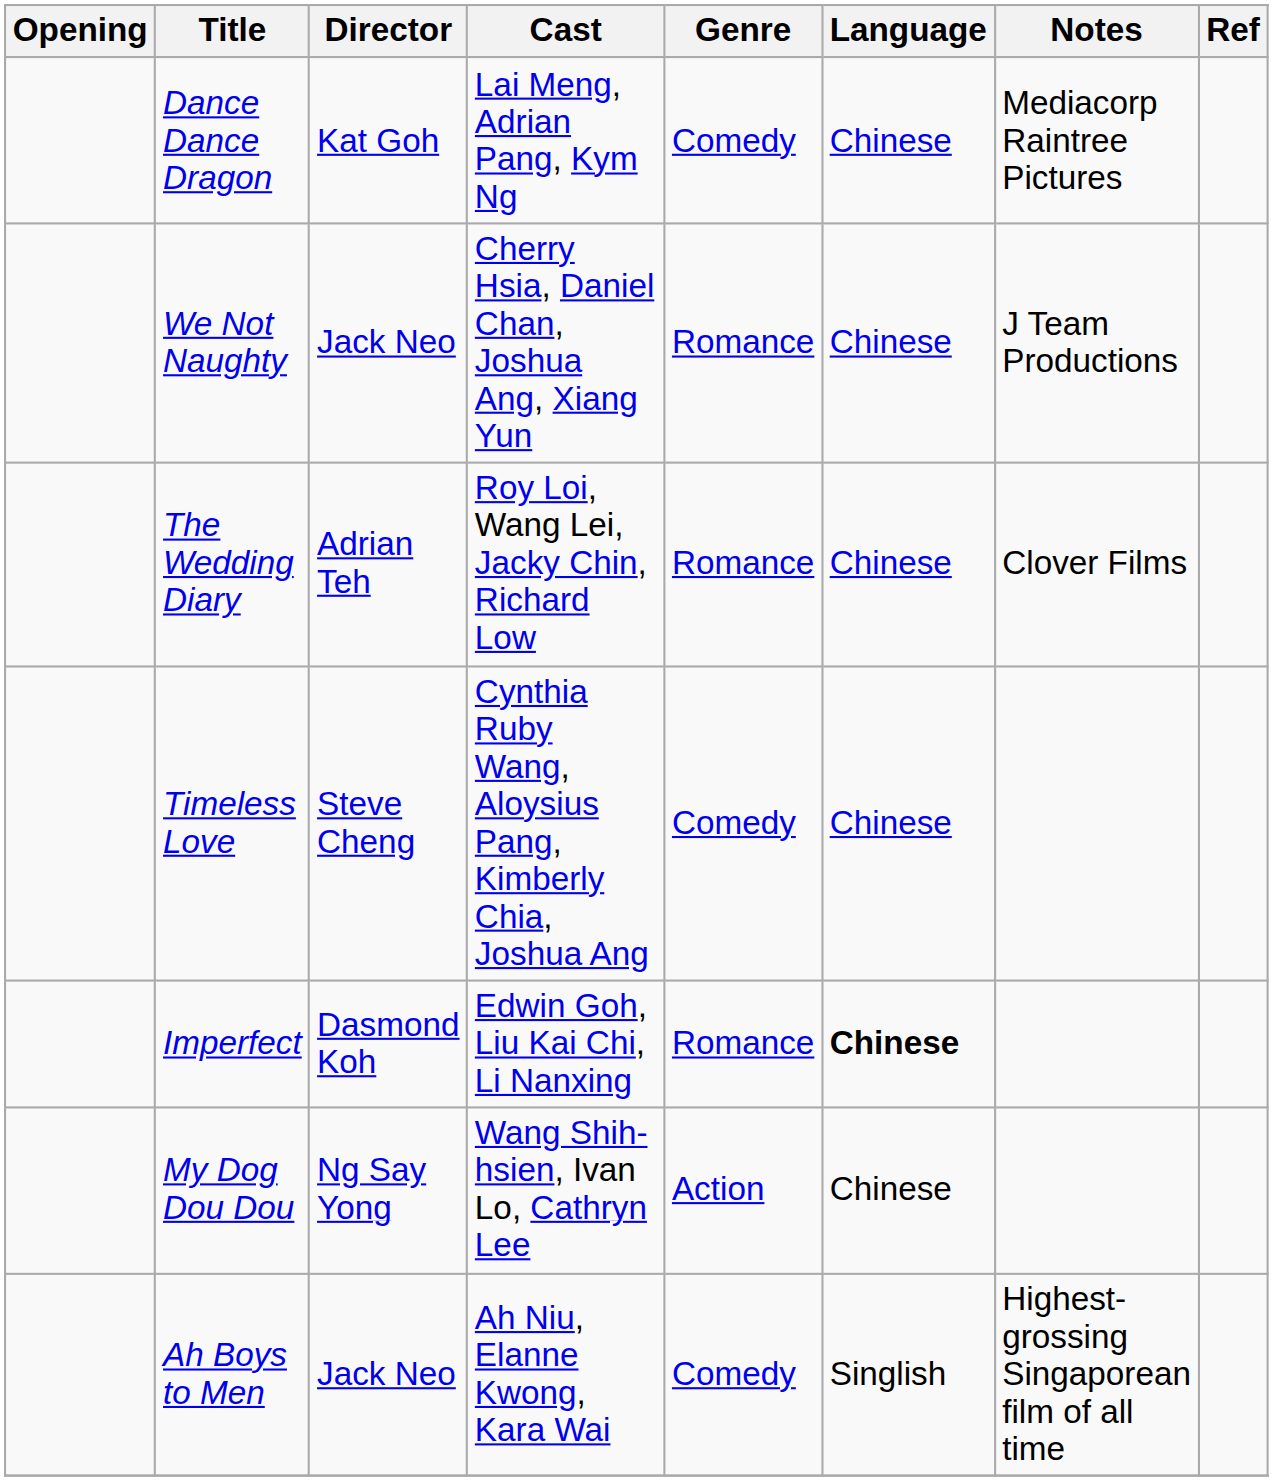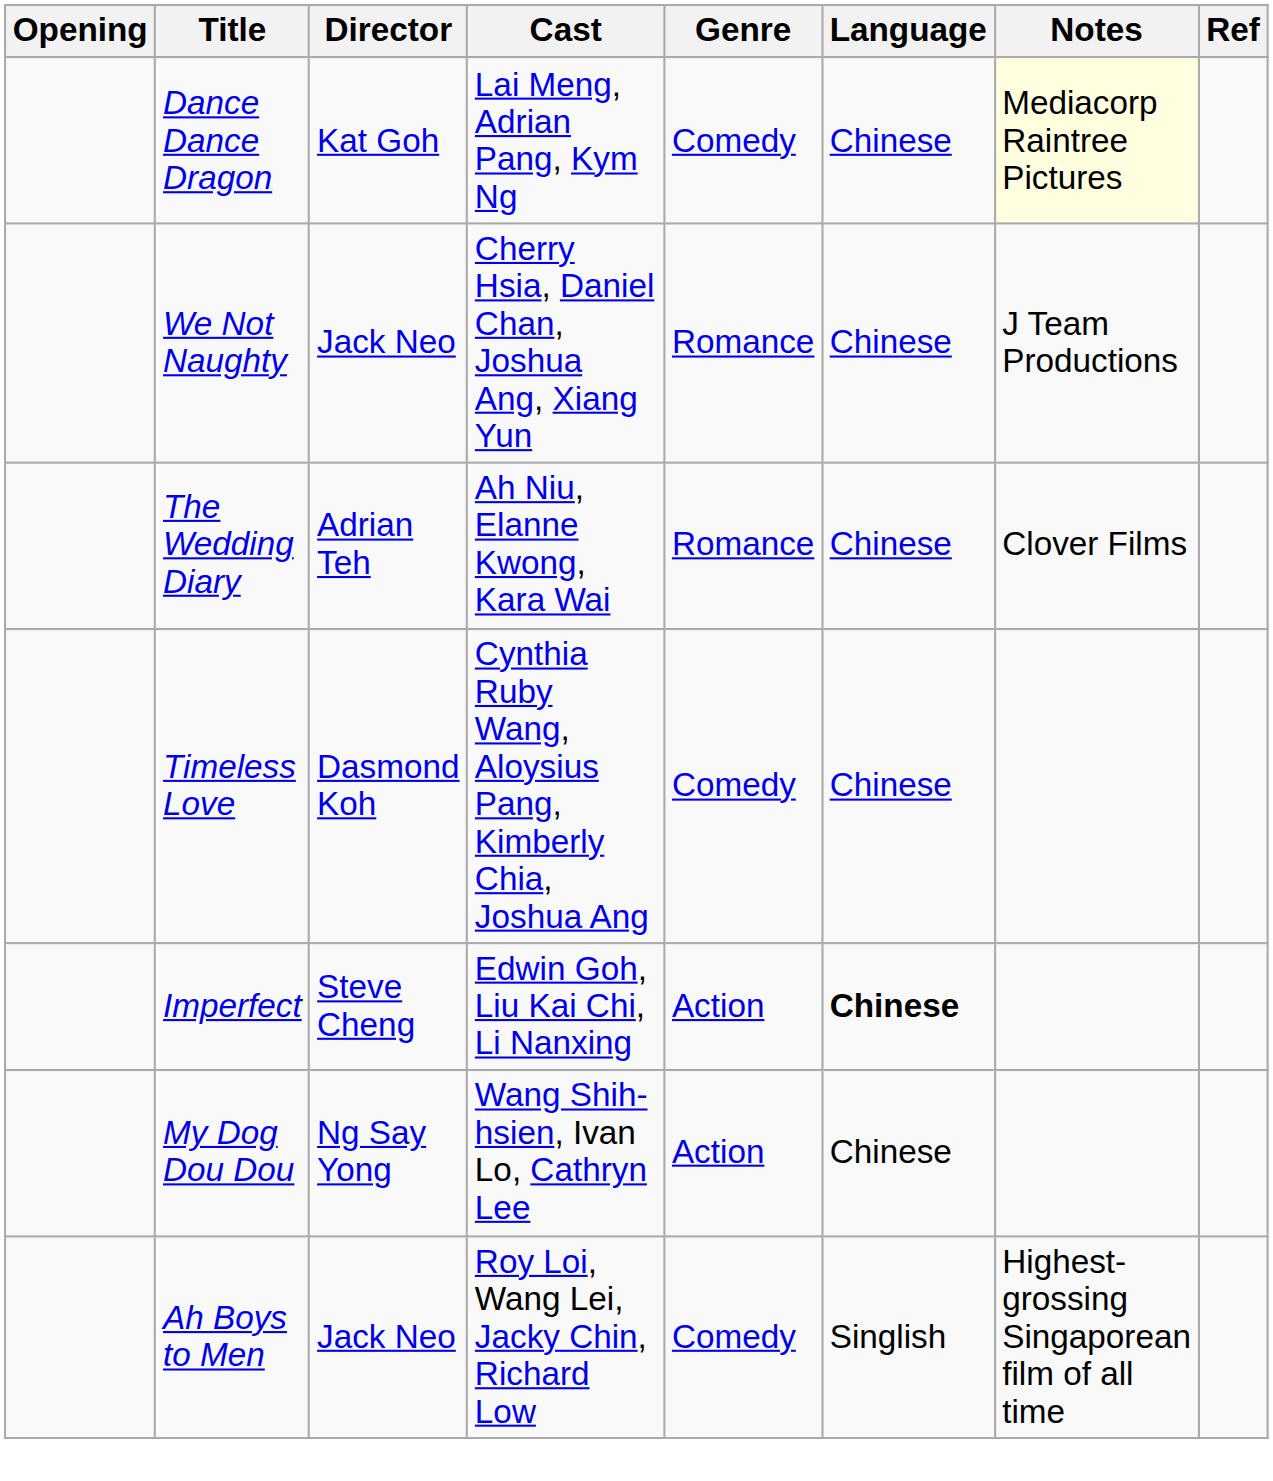(1080, 139) no background -> (1080, 139) lightyellow background
(561, 563) Roy Loi, Wang Lei, Jacky Chin, Richard Low -> (543, 544) Ah Niu, Elanne Kwong, Kara Wai
(366, 822) Steve Cheng -> (388, 784) Dasmond Koh
(388, 1043) Dasmond Koh -> (366, 1006) Steve Cheng
(743, 1043) Romance -> (718, 1006) Action
(543, 1373) Ah Niu, Elanne Kwong, Kara Wai -> (561, 1336) Roy Loi, Wang Lei, Jacky Chin, Richard Low
